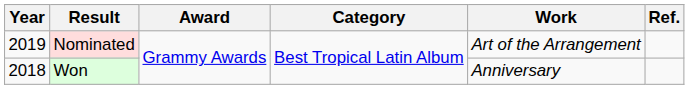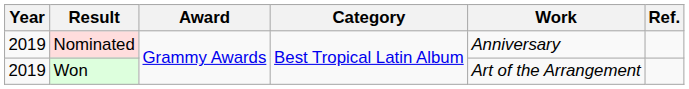(556, 44) Art of the Arrangement -> (516, 44) Anniversary
(27, 71) 2018 -> (27, 71) 2019
(516, 71) Anniversary -> (556, 71) Art of the Arrangement
